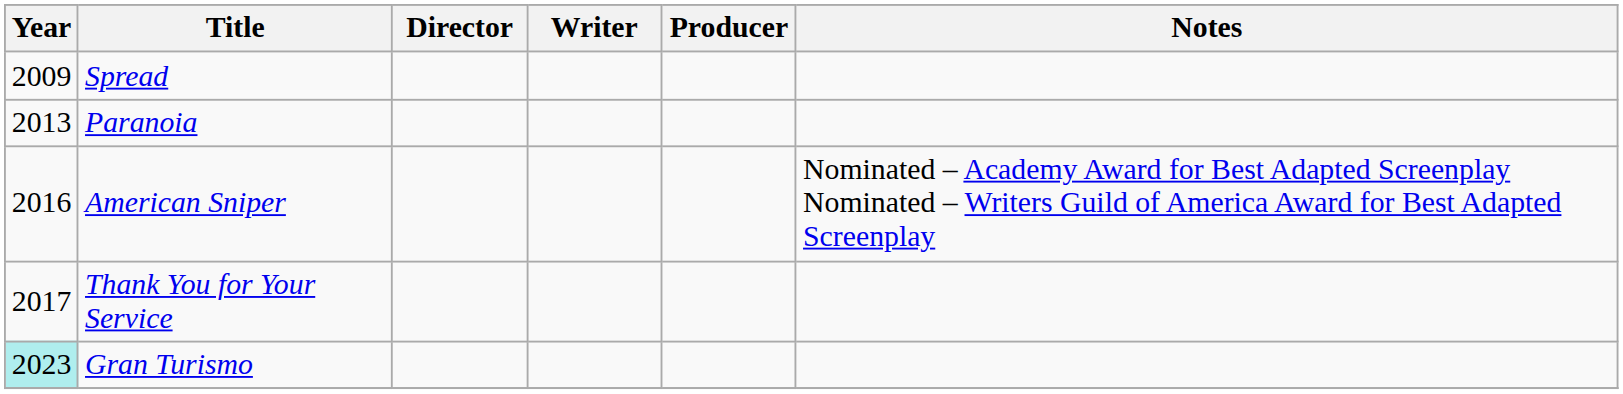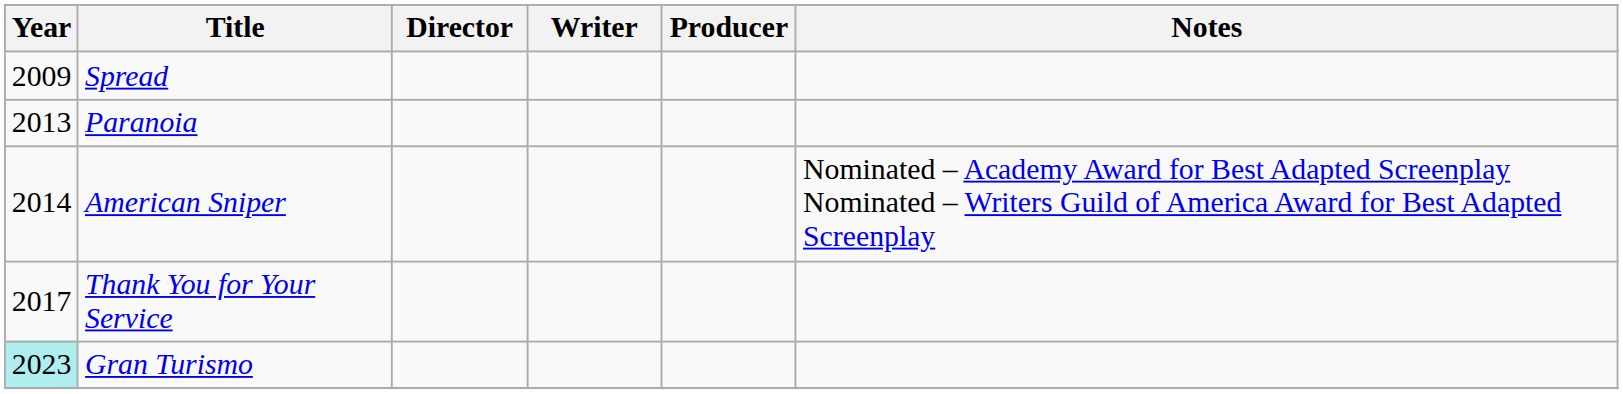(42, 203) 2016 -> (42, 203) 2014
